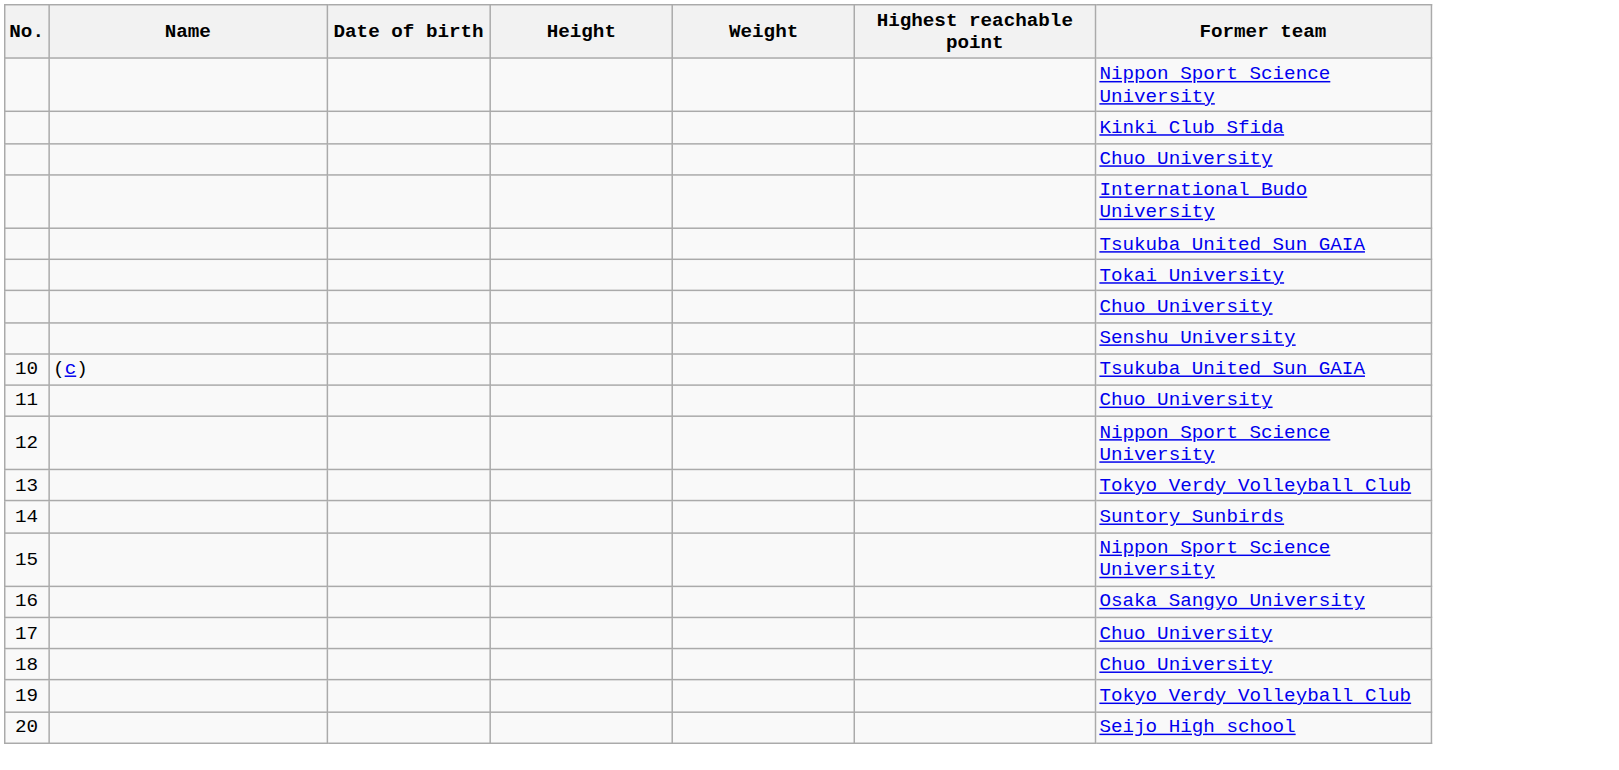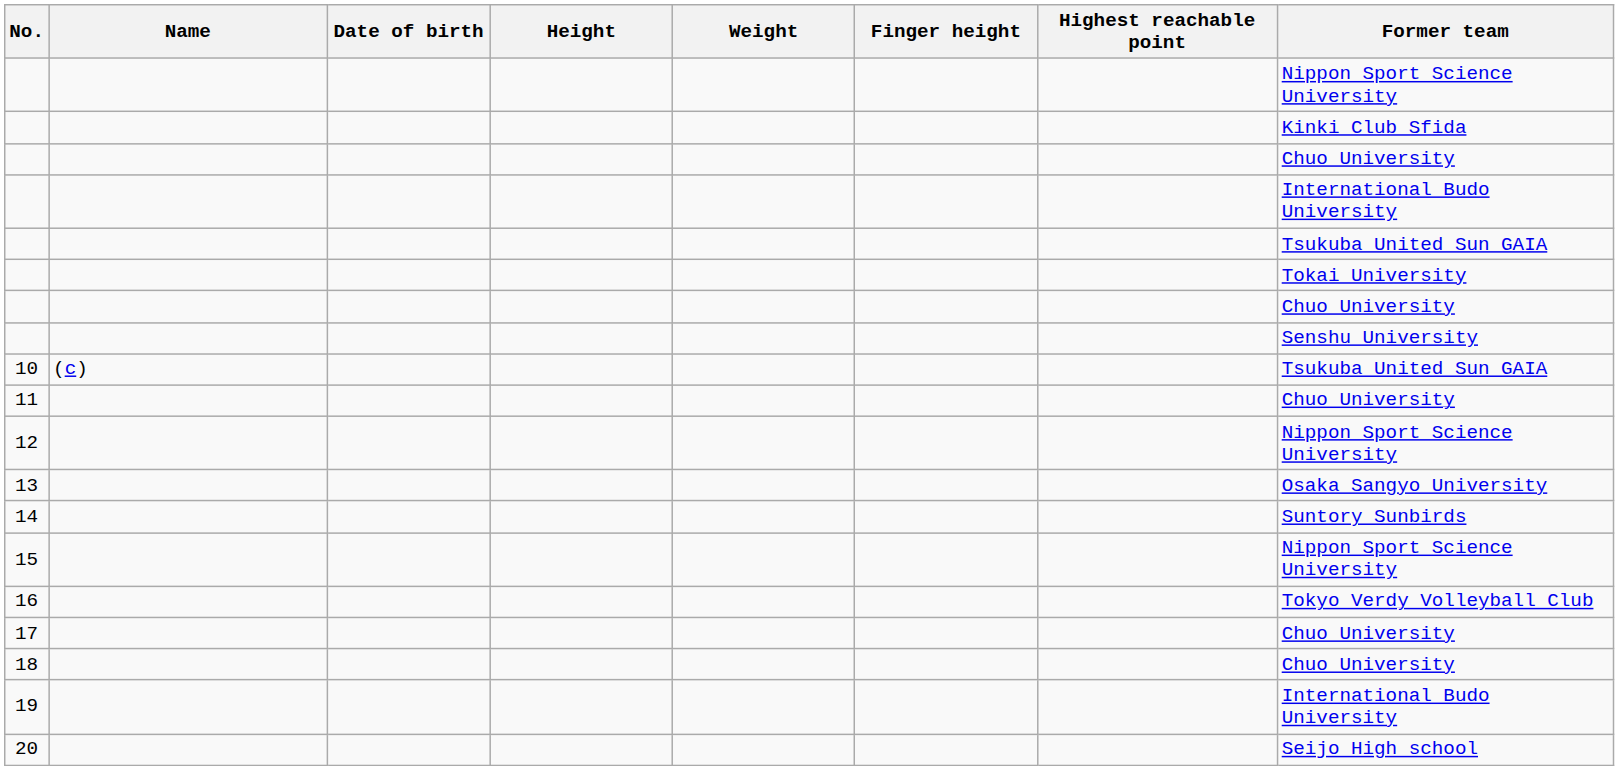+ column: (946, 32)
(1255, 486) Tokyo Verdy Volleyball Club -> (1414, 486) Osaka Sangyo University
(1232, 602) Osaka Sangyo University -> (1438, 602) Tokyo Verdy Volleyball Club
(1255, 696) Tokyo Verdy Volleyball Club -> (1386, 707) International Budo University
